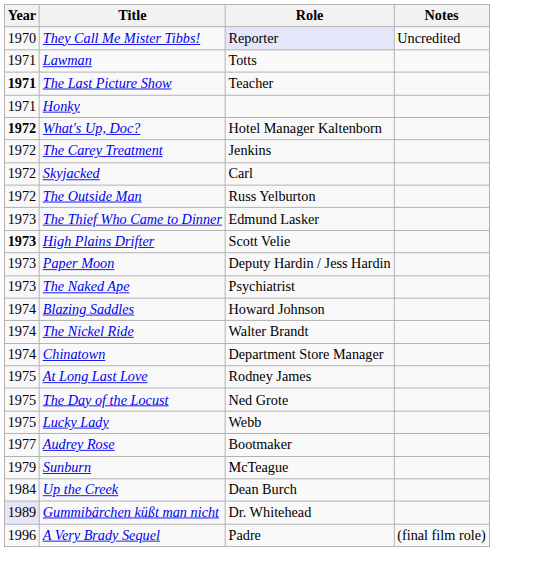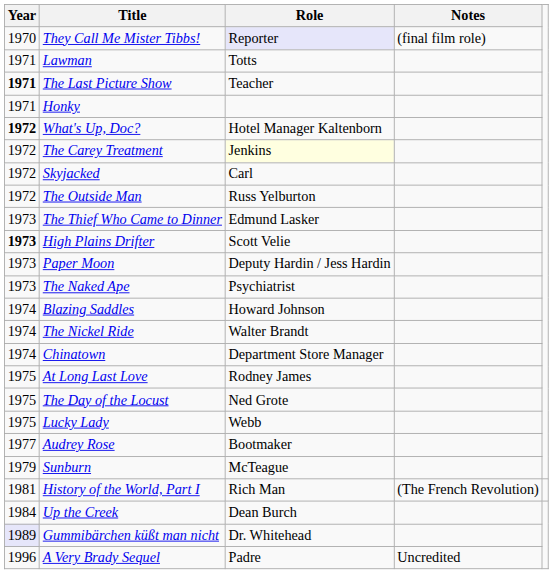(429, 38) Uncredited -> (442, 38) (final film role)
(250, 151) no background -> (250, 151) lightyellow background
+ row: (121, 490)
(442, 535) (final film role) -> (429, 557) Uncredited
